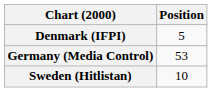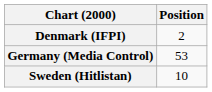(182, 35) 5 -> (182, 35) 2
